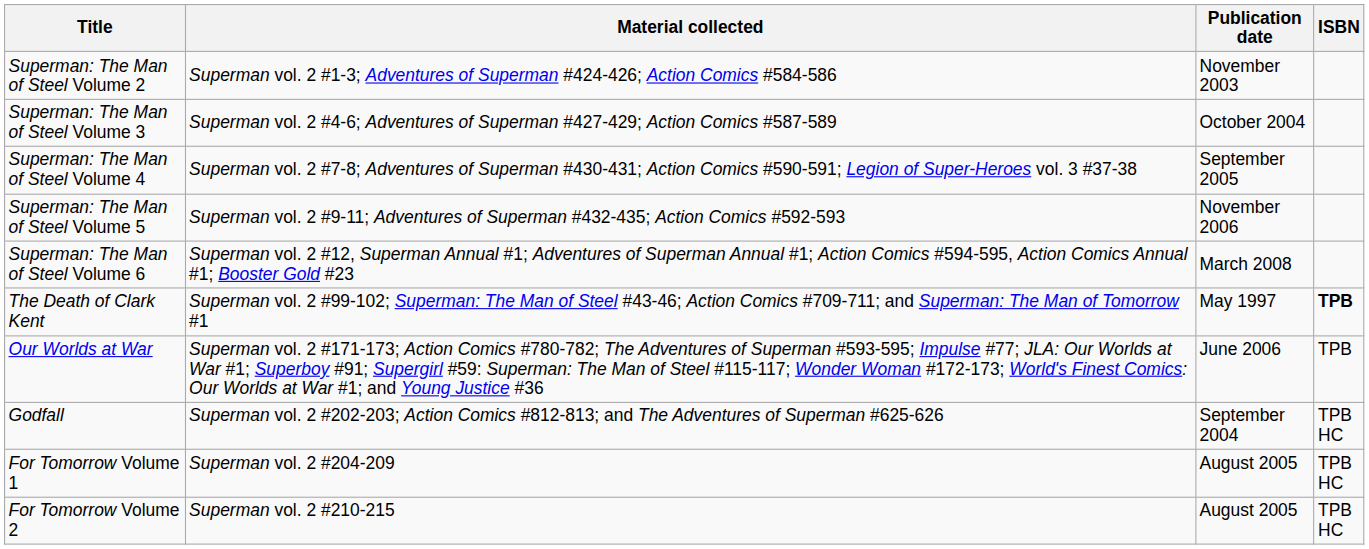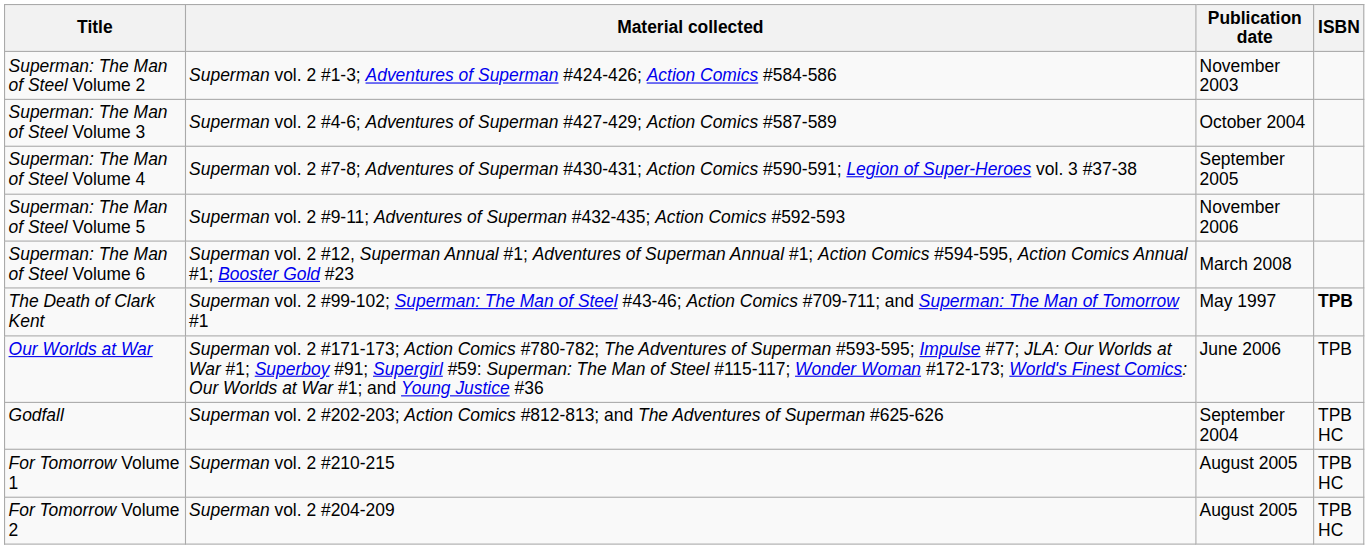(292, 463) Superman vol. 2 #204-209 -> (292, 463) Superman vol. 2 #210-215
(292, 510) Superman vol. 2 #210-215 -> (292, 510) Superman vol. 2 #204-209
